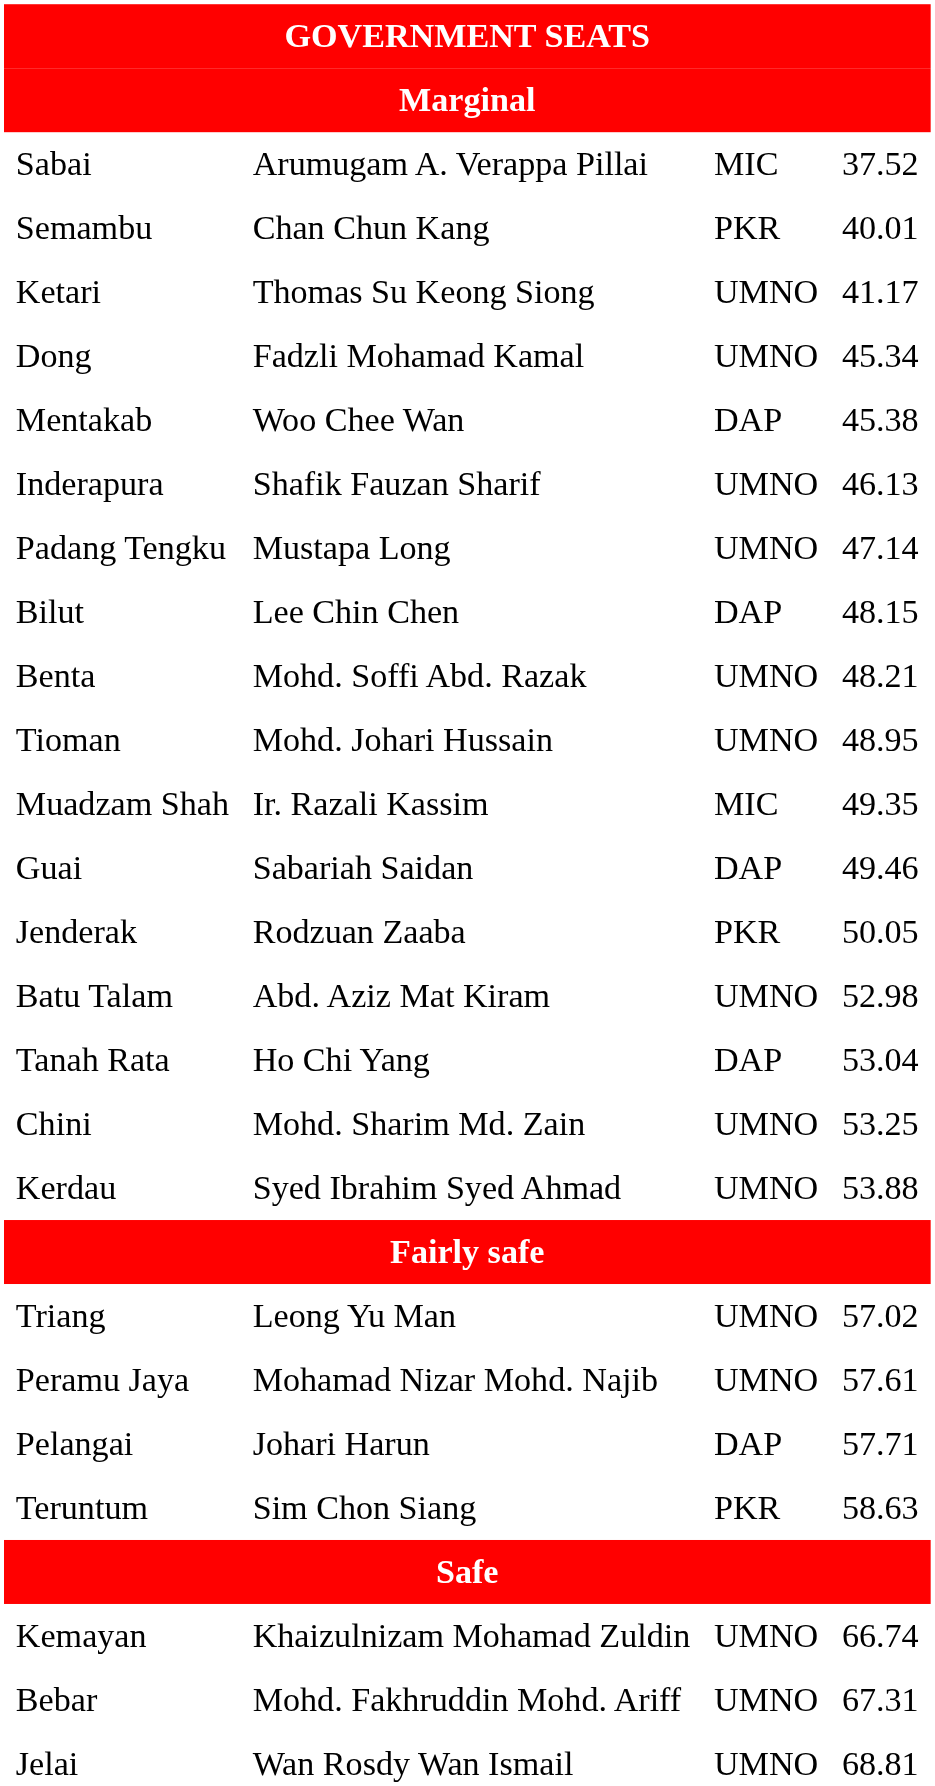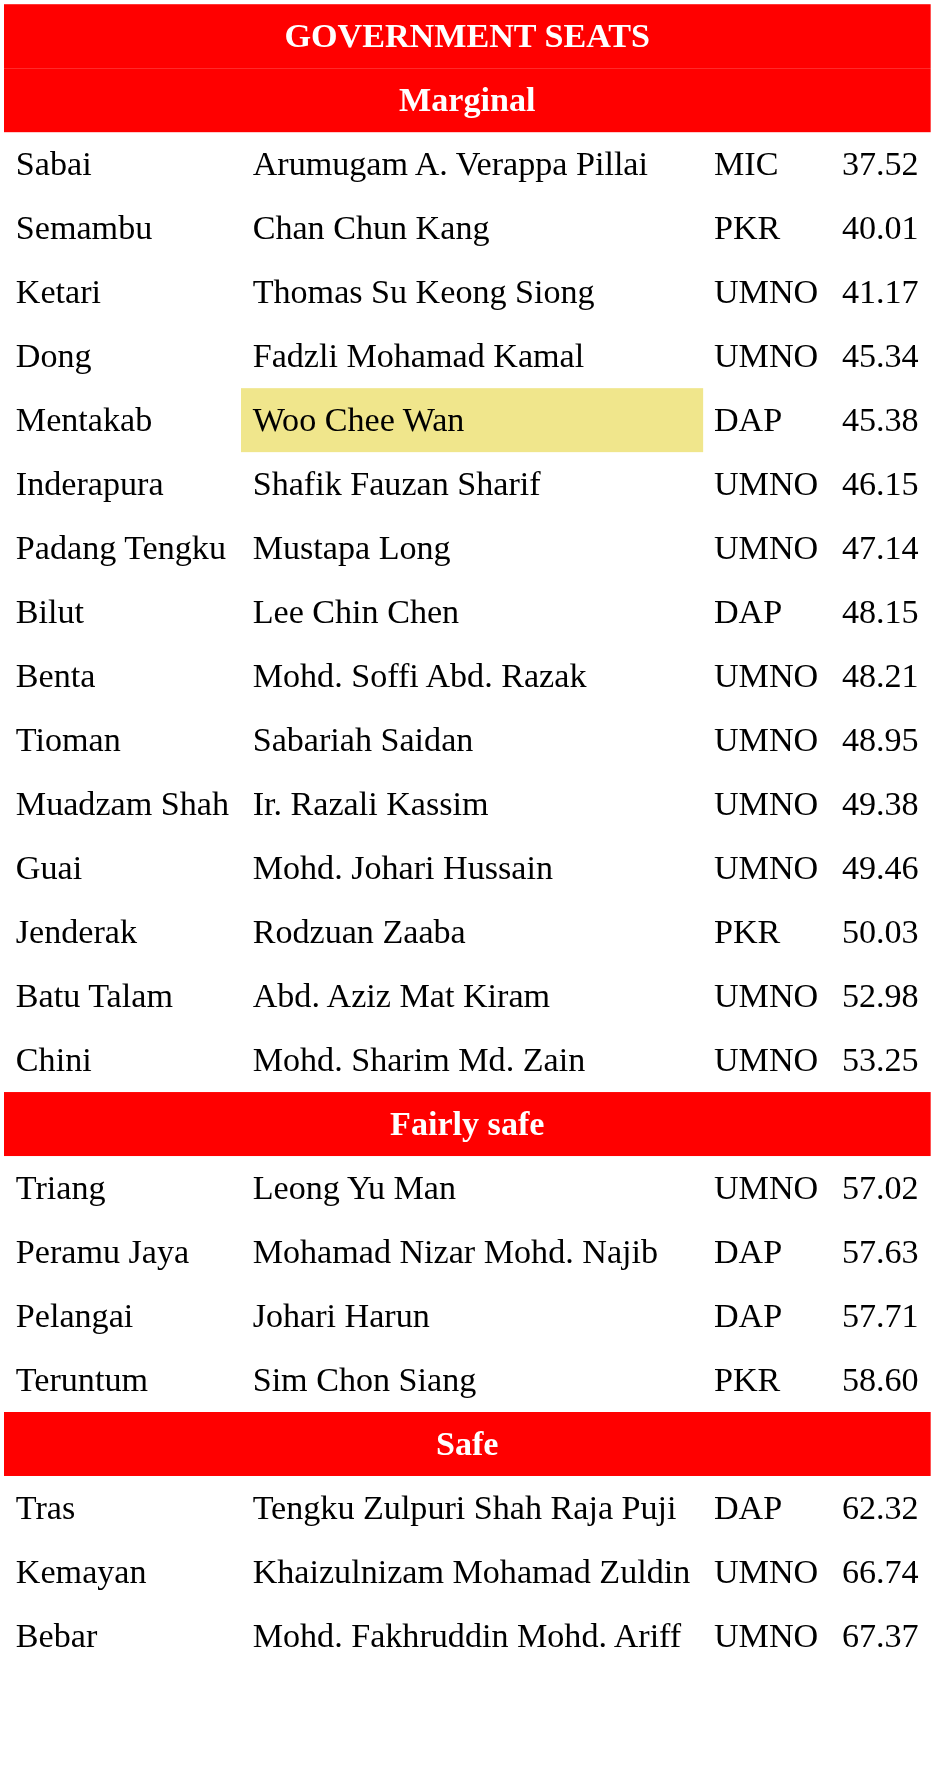(359, 418) no background -> (359, 418) khaki background
(880, 482) 46.13 -> (880, 482) 46.15
(403, 738) Mohd. Johari Hussain -> (363, 738) Sabariah Saidan
(746, 802) MIC -> (766, 802) UMNO
(880, 802) 49.35 -> (880, 802) 49.38
(363, 866) Sabariah Saidan -> (403, 866) Mohd. Johari Hussain
(748, 866) DAP -> (766, 866) UMNO
(880, 930) 50.05 -> (880, 930) 50.03
- row: (93, 1058)
- row: (66, 1186)
(766, 1378) UMNO -> (748, 1250) DAP
(880, 1378) 57.61 -> (880, 1250) 57.63
(880, 1506) 58.63 -> (880, 1378) 58.60
+ row: (46, 1506)
(880, 1698) 67.31 -> (880, 1634) 67.37
- row: (47, 1762)
